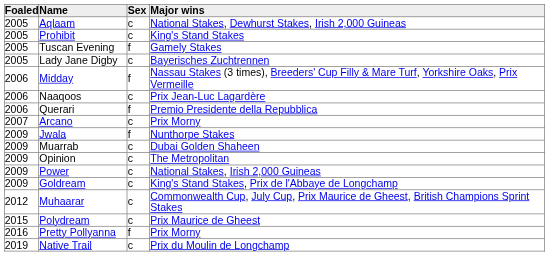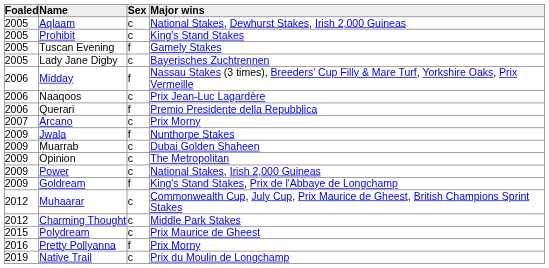(130, 184) c -> (129, 184) f
+ row: (83, 220)
